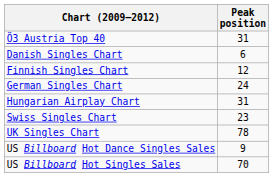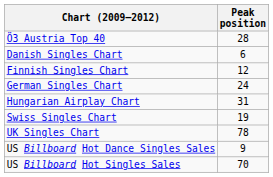(243, 39) 31 -> (243, 39) 28
(243, 117) 23 -> (243, 117) 19
